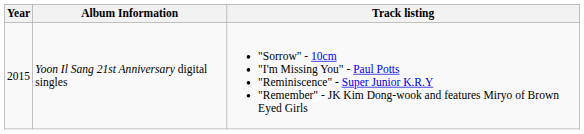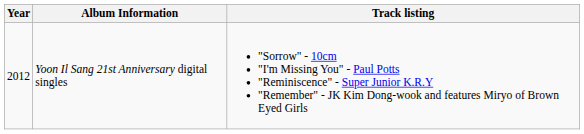(19, 75) 2015 -> (19, 75) 2012
